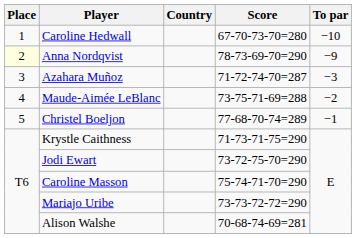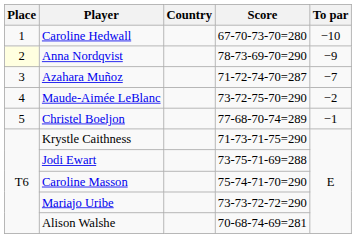(331, 77) −3 -> (331, 77) −7
(262, 98) 73-75-71-69=288 -> (262, 98) 73-72-75-70=290
(262, 160) 73-72-75-70=290 -> (262, 160) 73-75-71-69=288
